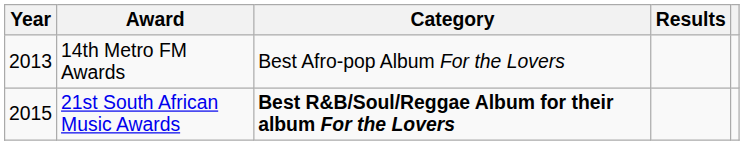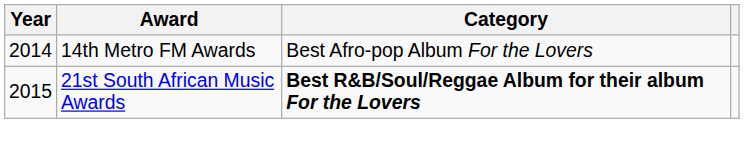- column: (691, 19)
(31, 61) 2013 -> (31, 50) 2014
